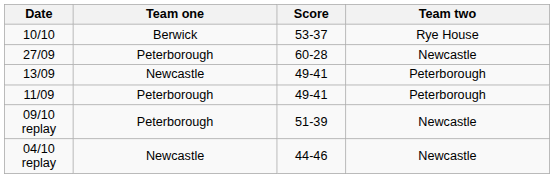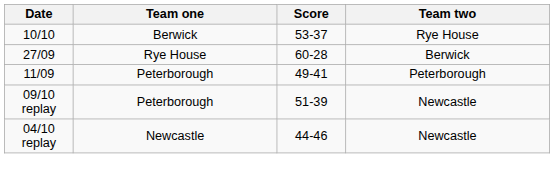(175, 54) Peterborough -> (175, 54) Rye House
(447, 54) Newcastle -> (447, 54) Berwick
- row: (39, 74)
